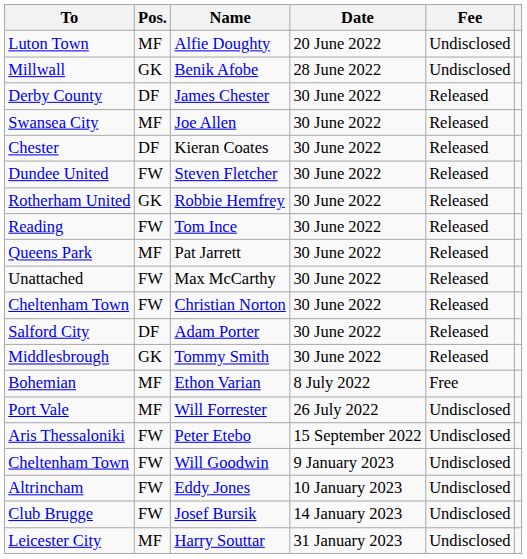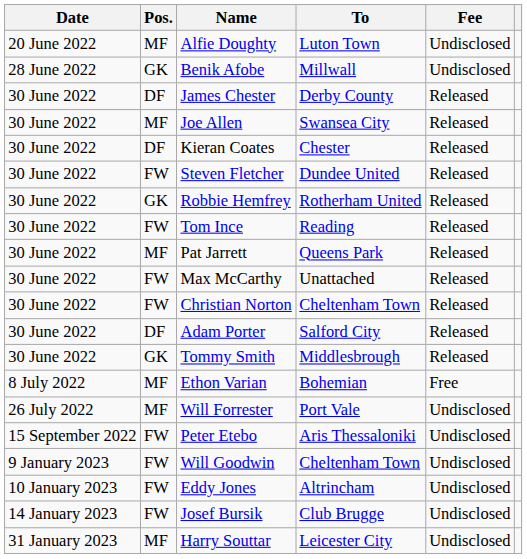columns swapped: (357, 17) <-> (69, 17)
